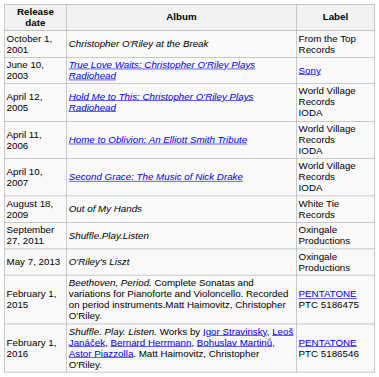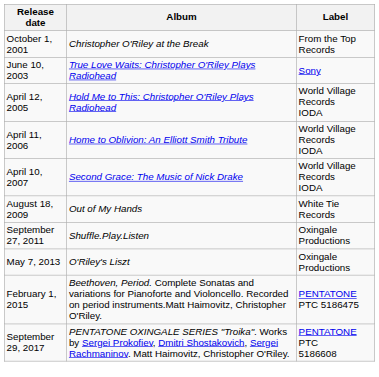- row: (32, 348)
+ row: (30, 342)
